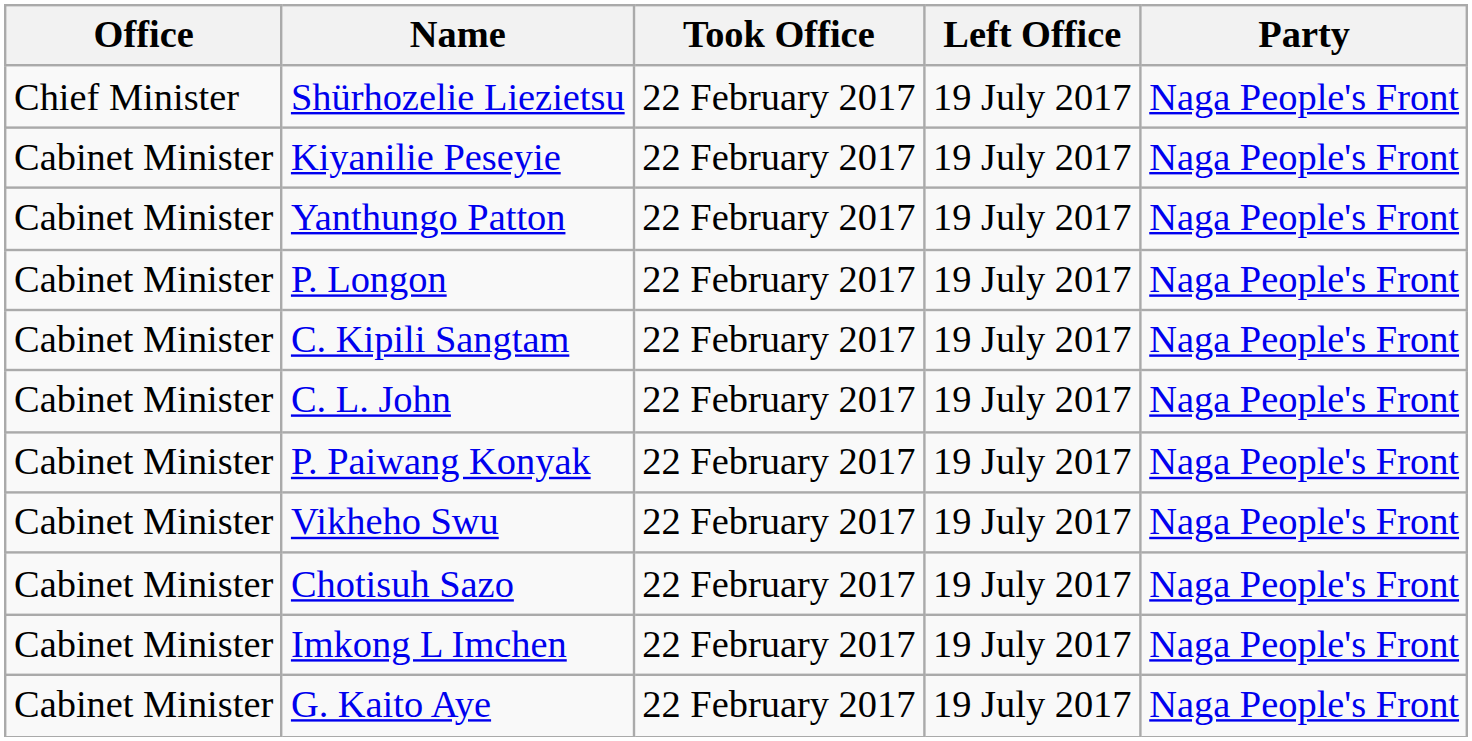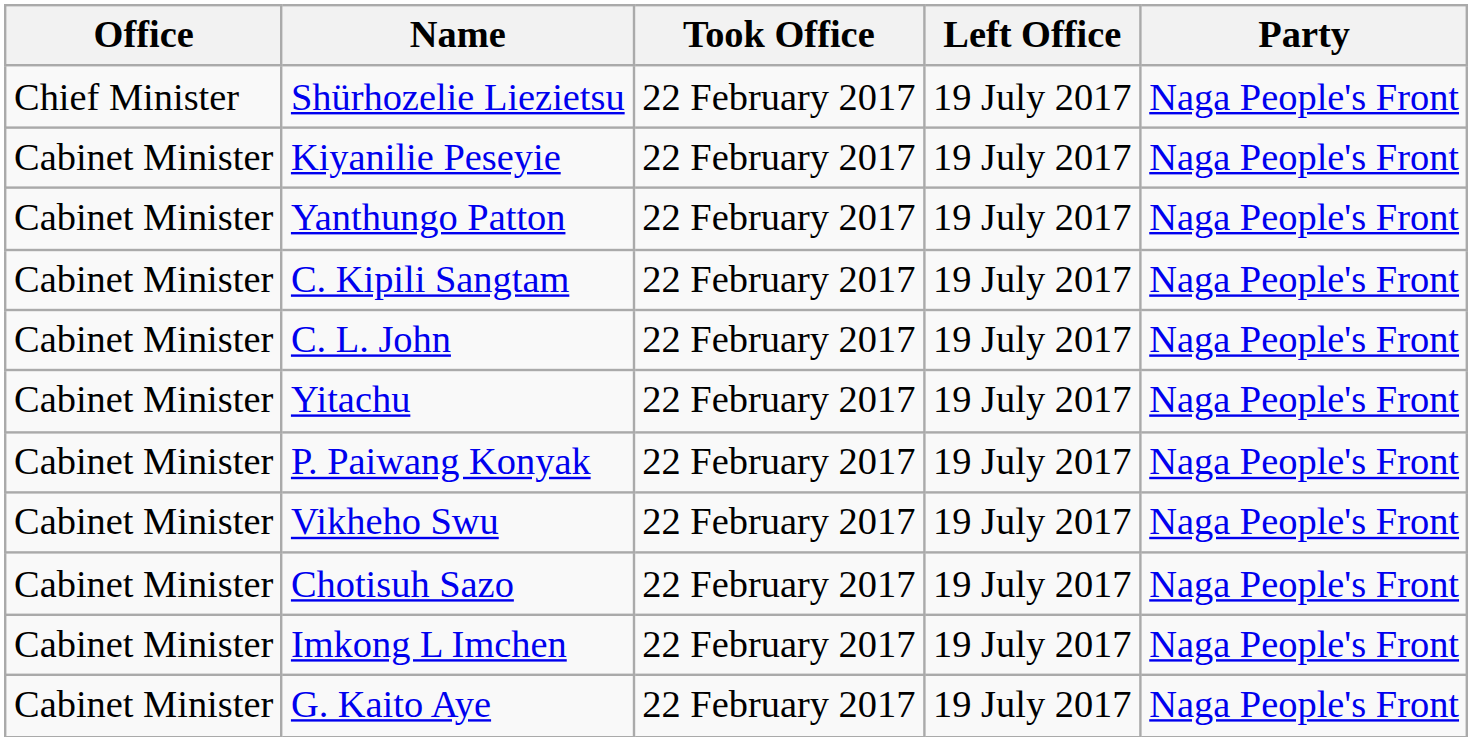- row: (369, 278)
+ row: (351, 400)
